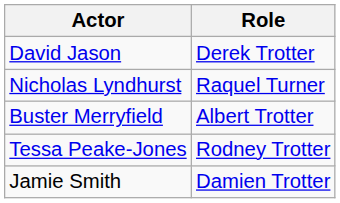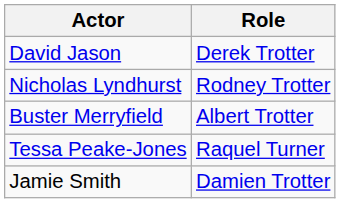(260, 85) Raquel Turner -> (263, 85) Rodney Trotter
(263, 149) Rodney Trotter -> (260, 149) Raquel Turner
